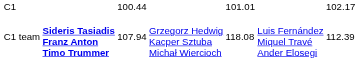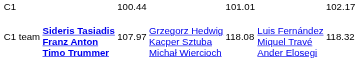(132, 36) 107.94 -> (132, 36) 107.97
(340, 36) 112.39 -> (340, 36) 118.32
